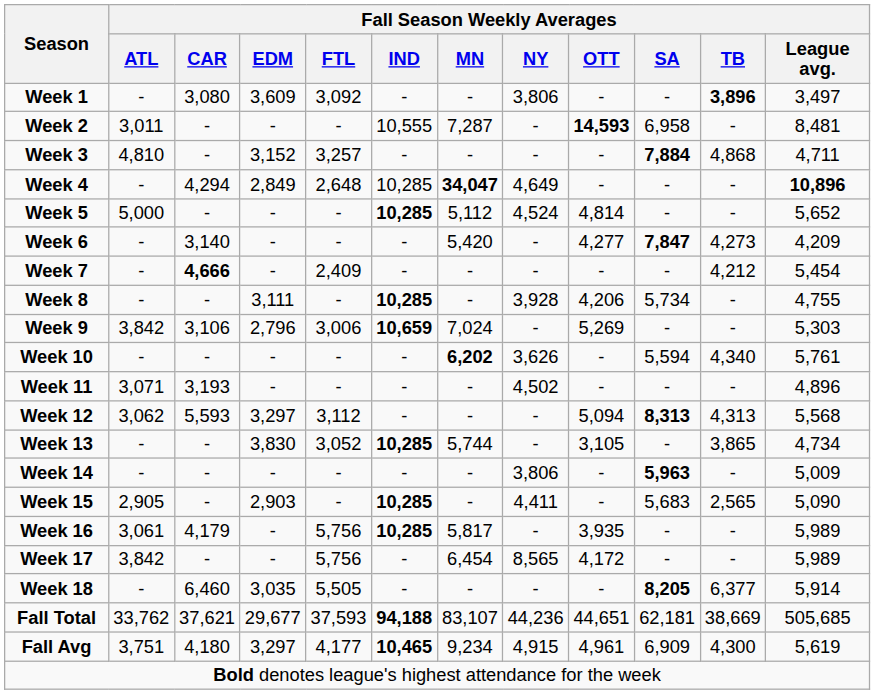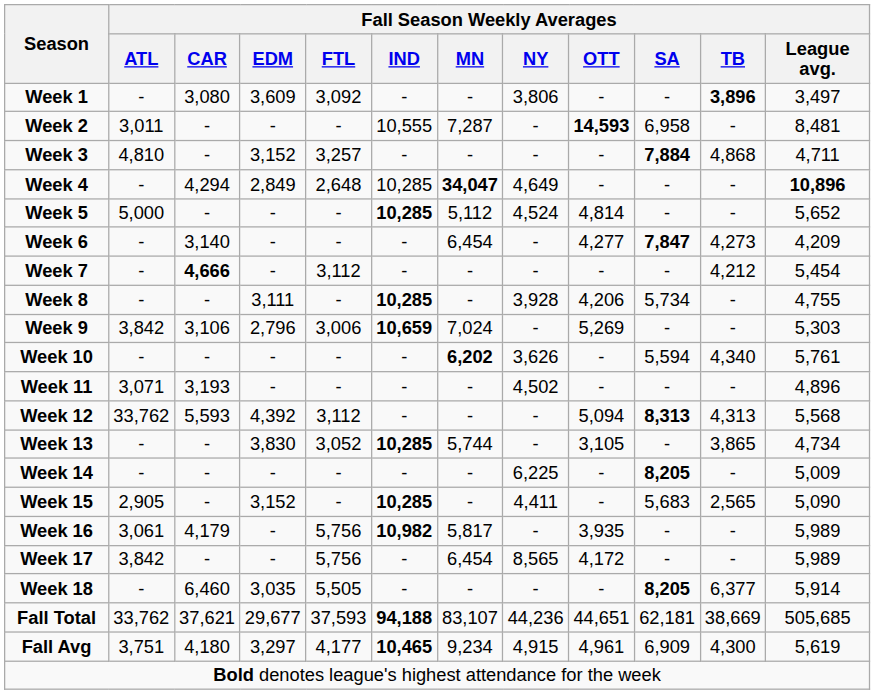(470, 242) 5,420 -> (470, 242) 6,454
(338, 271) 2,409 -> (338, 271) 3,112
(141, 415) 3,062 -> (141, 415) 33,762
(273, 415) 3,297 -> (273, 415) 4,392
(536, 473) 3,806 -> (536, 473) 6,225
(667, 473) 5,963 -> (667, 473) 8,205
(273, 502) 2,903 -> (273, 502) 3,152
(404, 531) 10,285 -> (404, 531) 10,982
